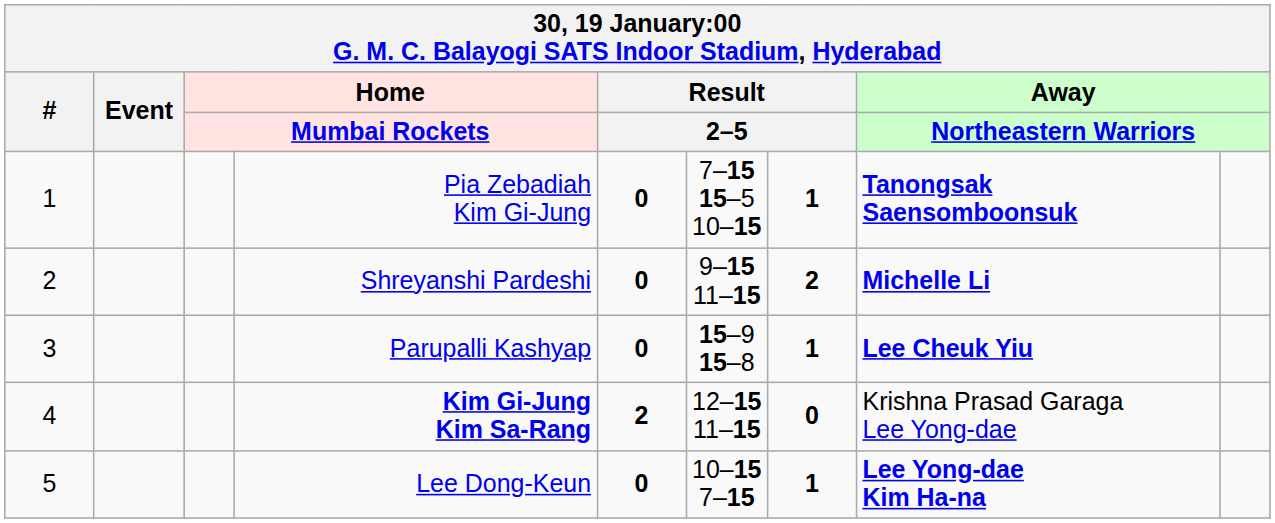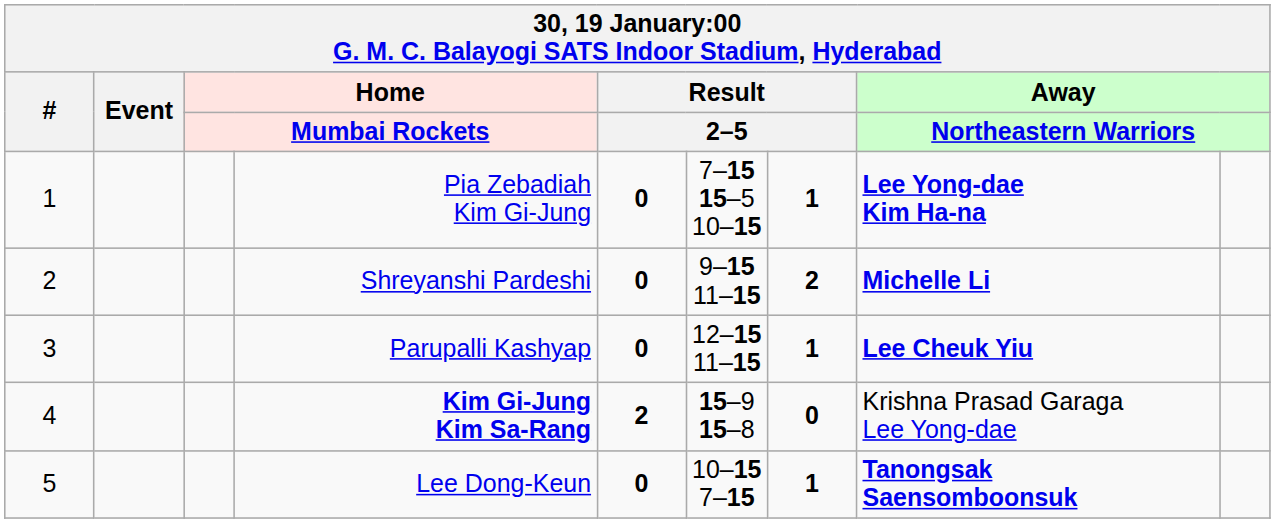(970, 199) Tanongsak Saensomboonsuk -> (943, 199) Lee Yong-dae Kim Ha-na
(727, 348) 15–9 15–8 -> (727, 348) 12–15 11–15
(727, 416) 12–15 11–15 -> (727, 416) 15–9 15–8
(943, 483) Lee Yong-dae Kim Ha-na -> (970, 483) Tanongsak Saensomboonsuk
